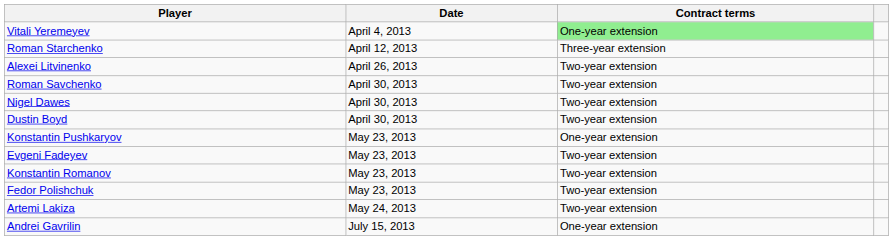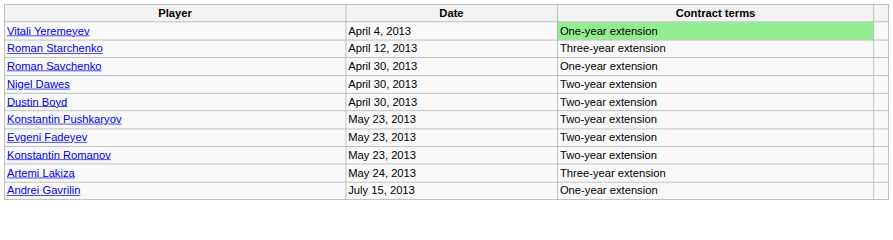- row: (49, 66)
(608, 84) Two-year extension -> (609, 66) One-year extension
(609, 137) One-year extension -> (608, 119) Two-year extension
- row: (50, 191)
(608, 208) Two-year extension -> (613, 173) Three-year extension
